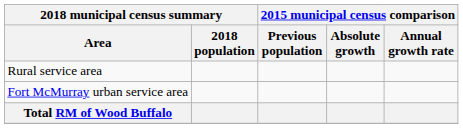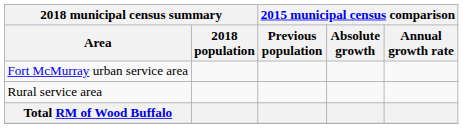rows swapped: (98, 92) <-> (55, 71)
